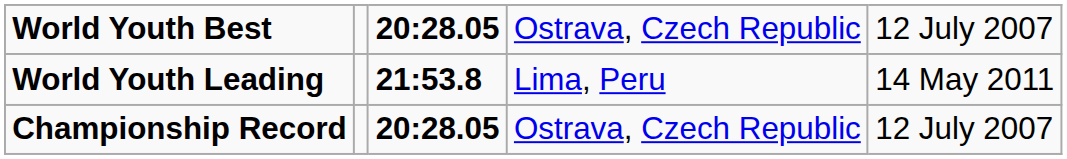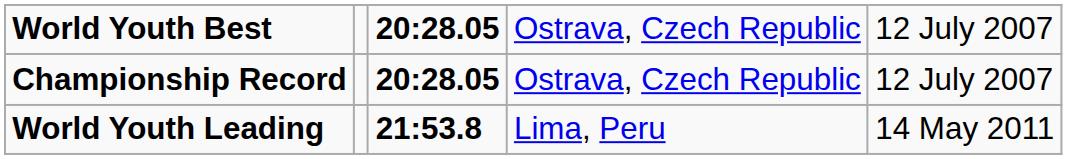rows swapped: (179, 128) <-> (168, 79)
